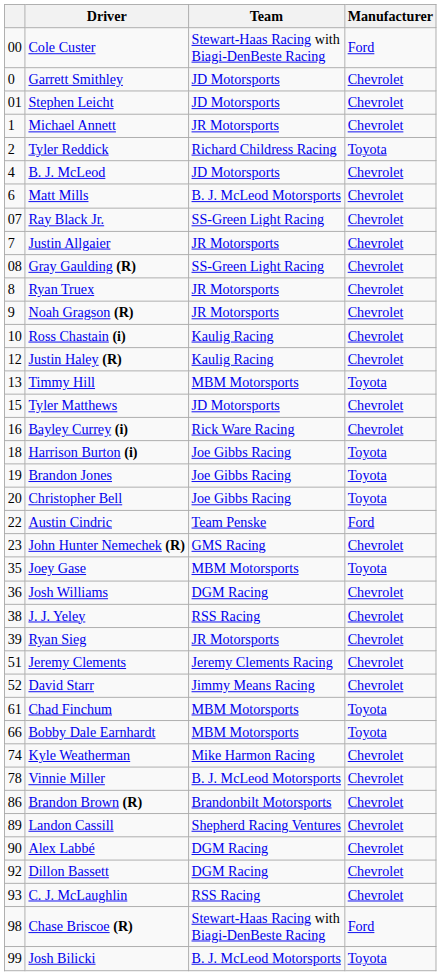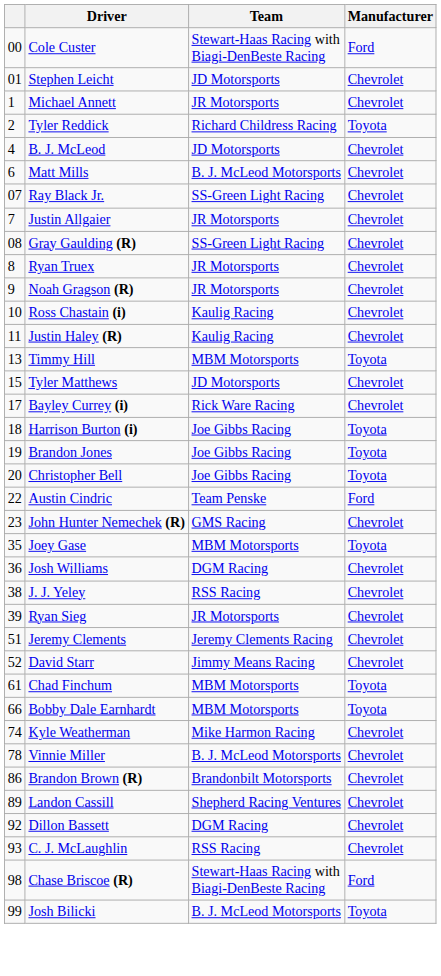- row: (76, 79)
(15, 359) 12 -> (15, 336) 11
(15, 429) 16 -> (15, 406) 17
- row: (62, 848)
